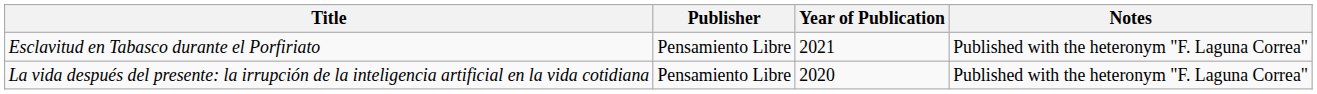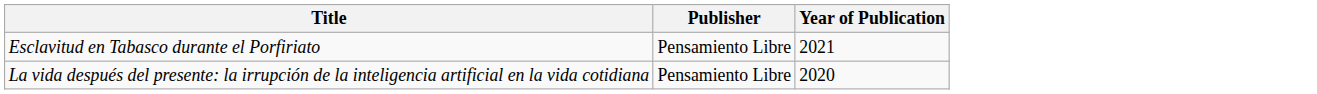- column: (1131, 18)
